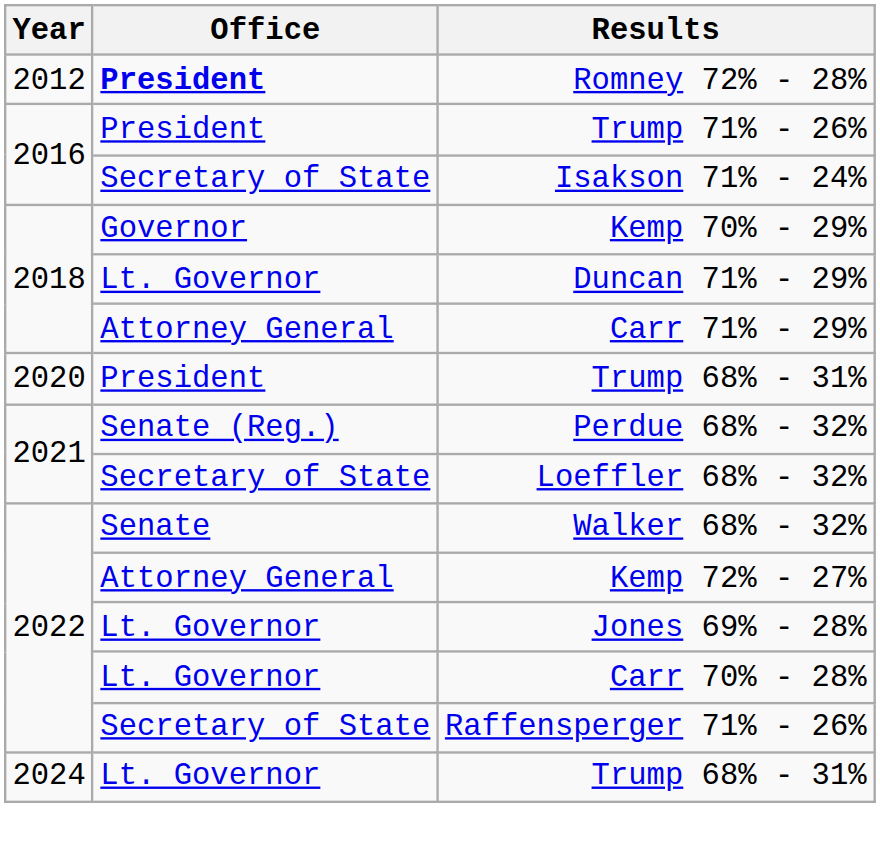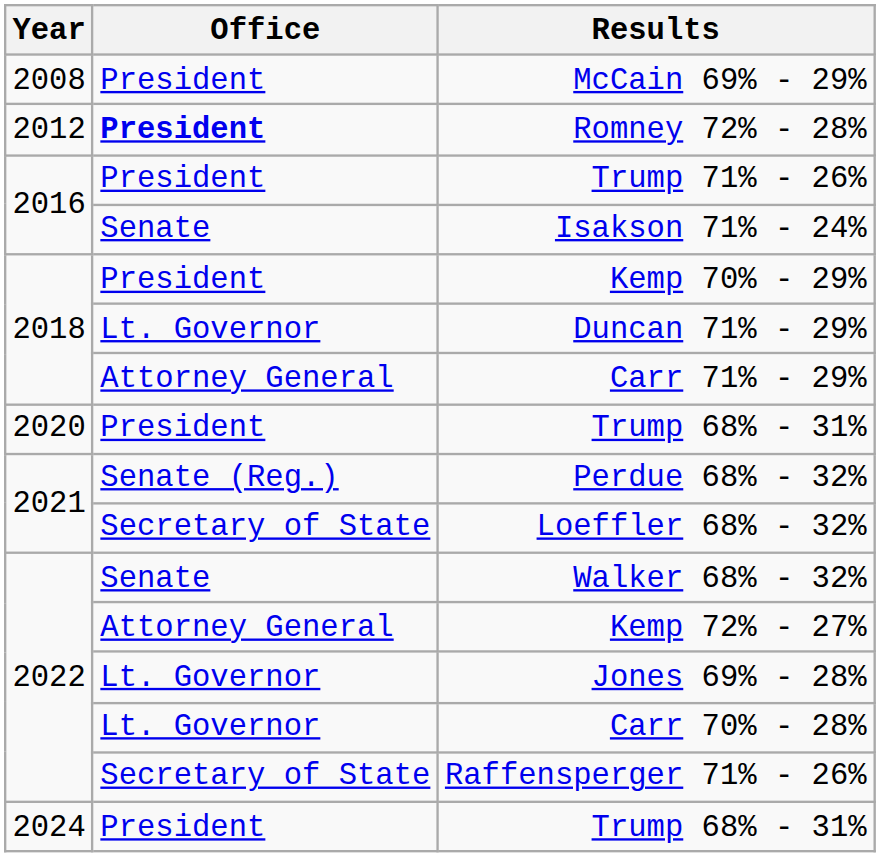+ row: (49, 80)
(265, 179) Secretary of State -> (155, 229) Senate
(174, 229) Governor -> (183, 279) President
(210, 777) Lt. Governor -> (183, 827) President
